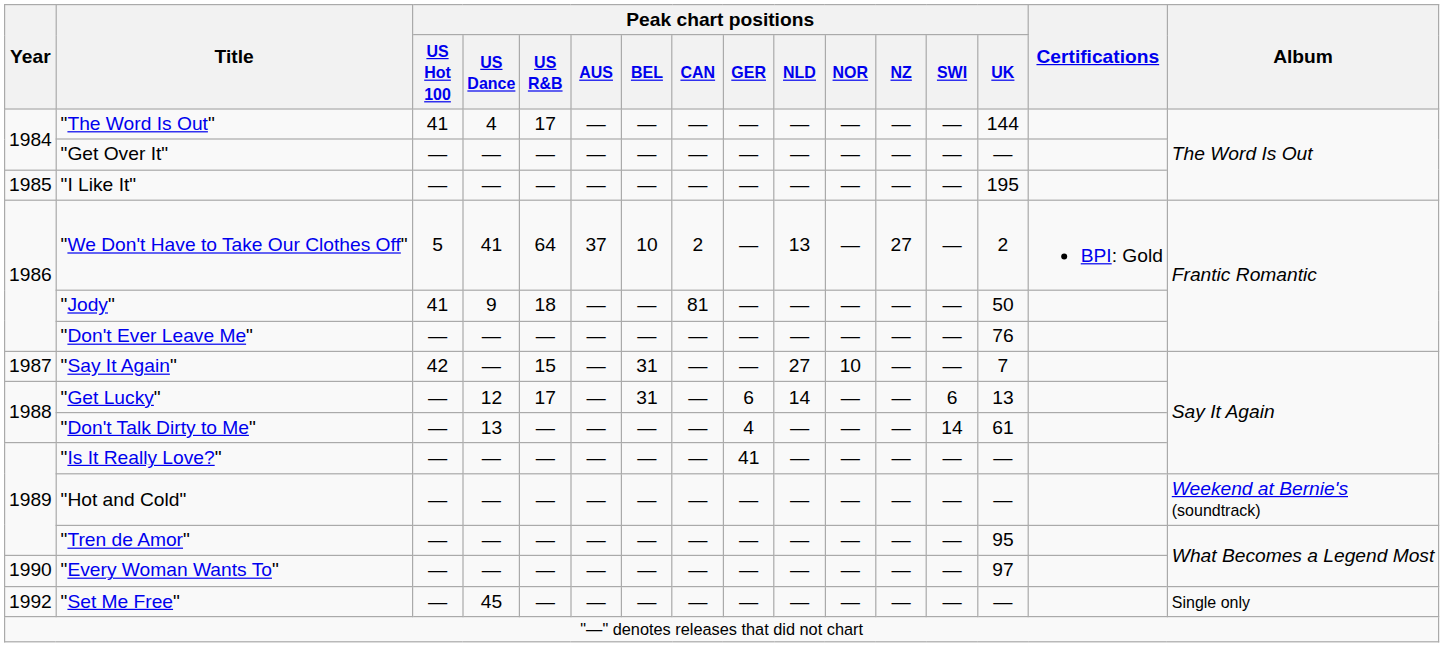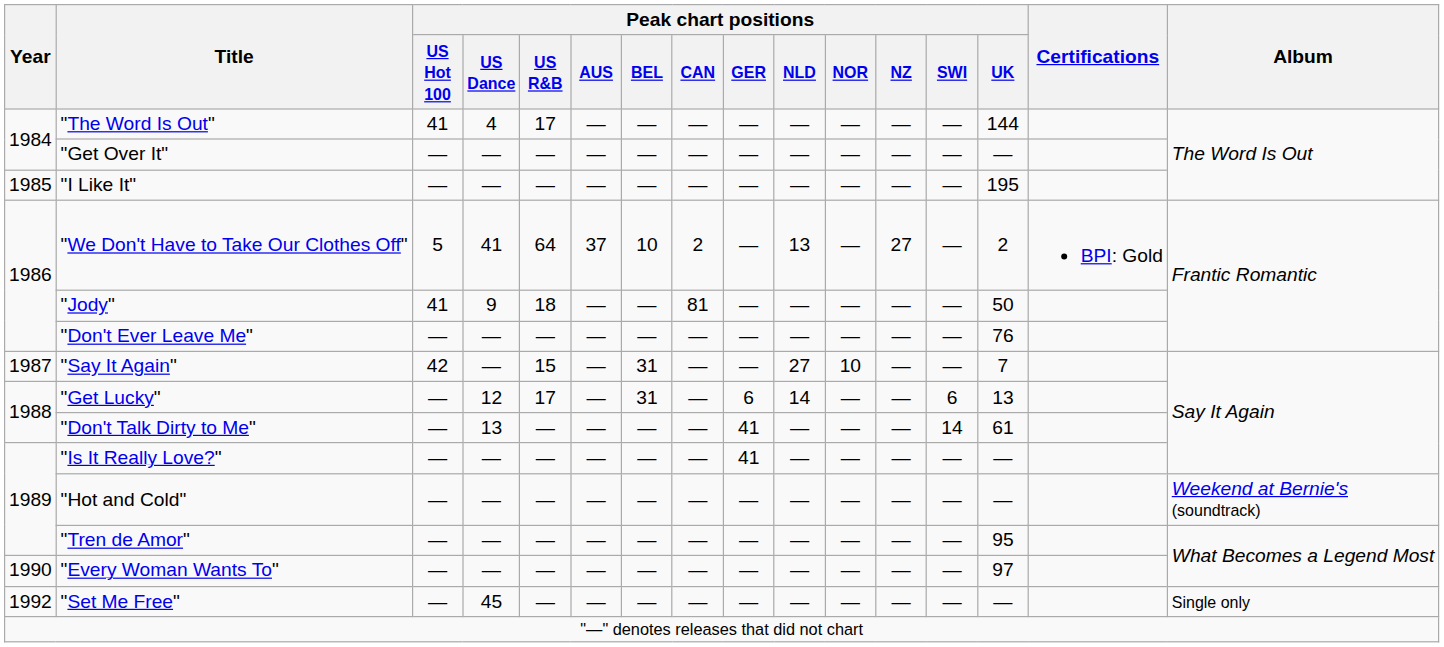(749, 427) 4 -> (749, 427) 41
